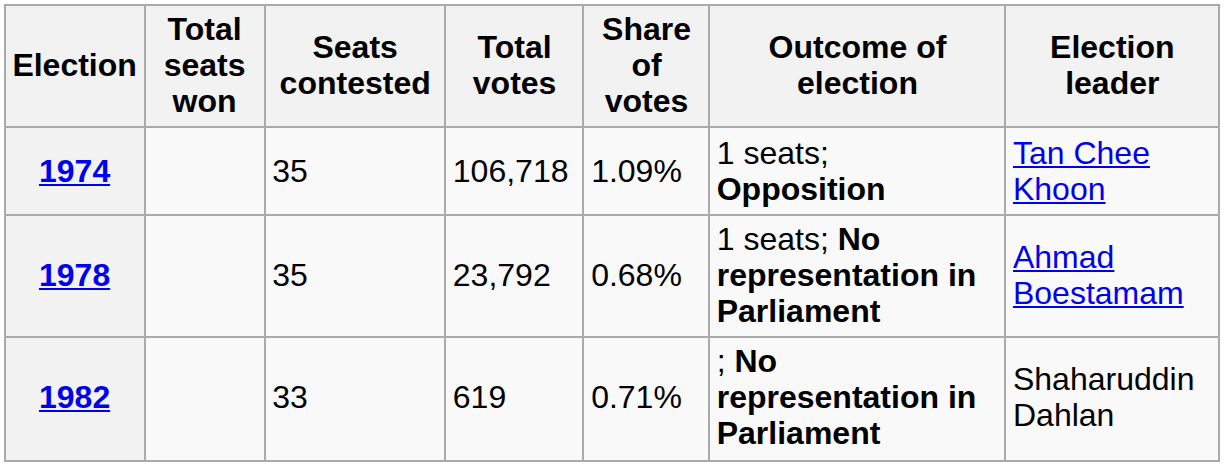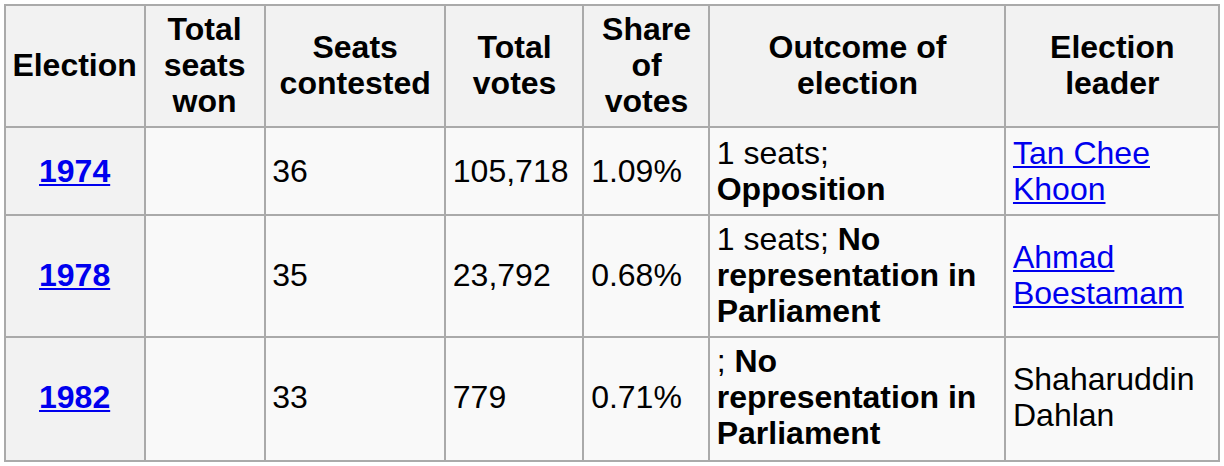(290, 170) 35 -> (290, 170) 36
(511, 170) 106,718 -> (511, 170) 105,718
(480, 398) 619 -> (480, 398) 779
